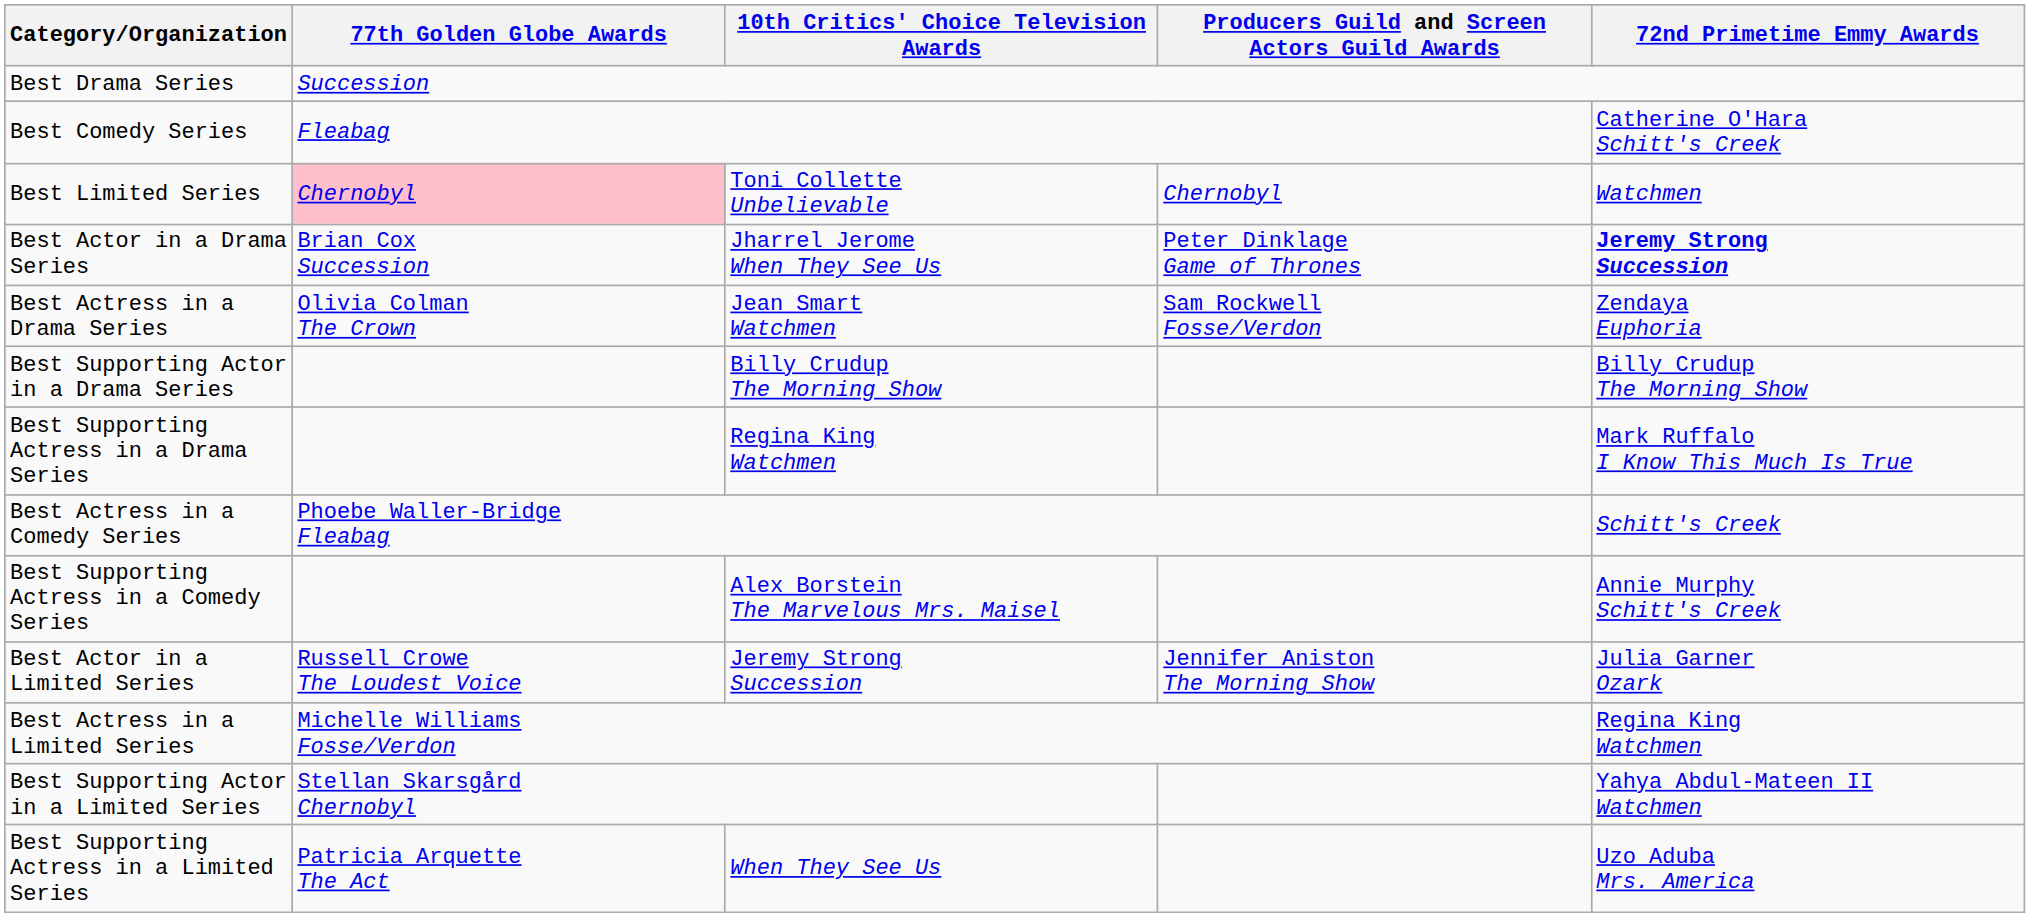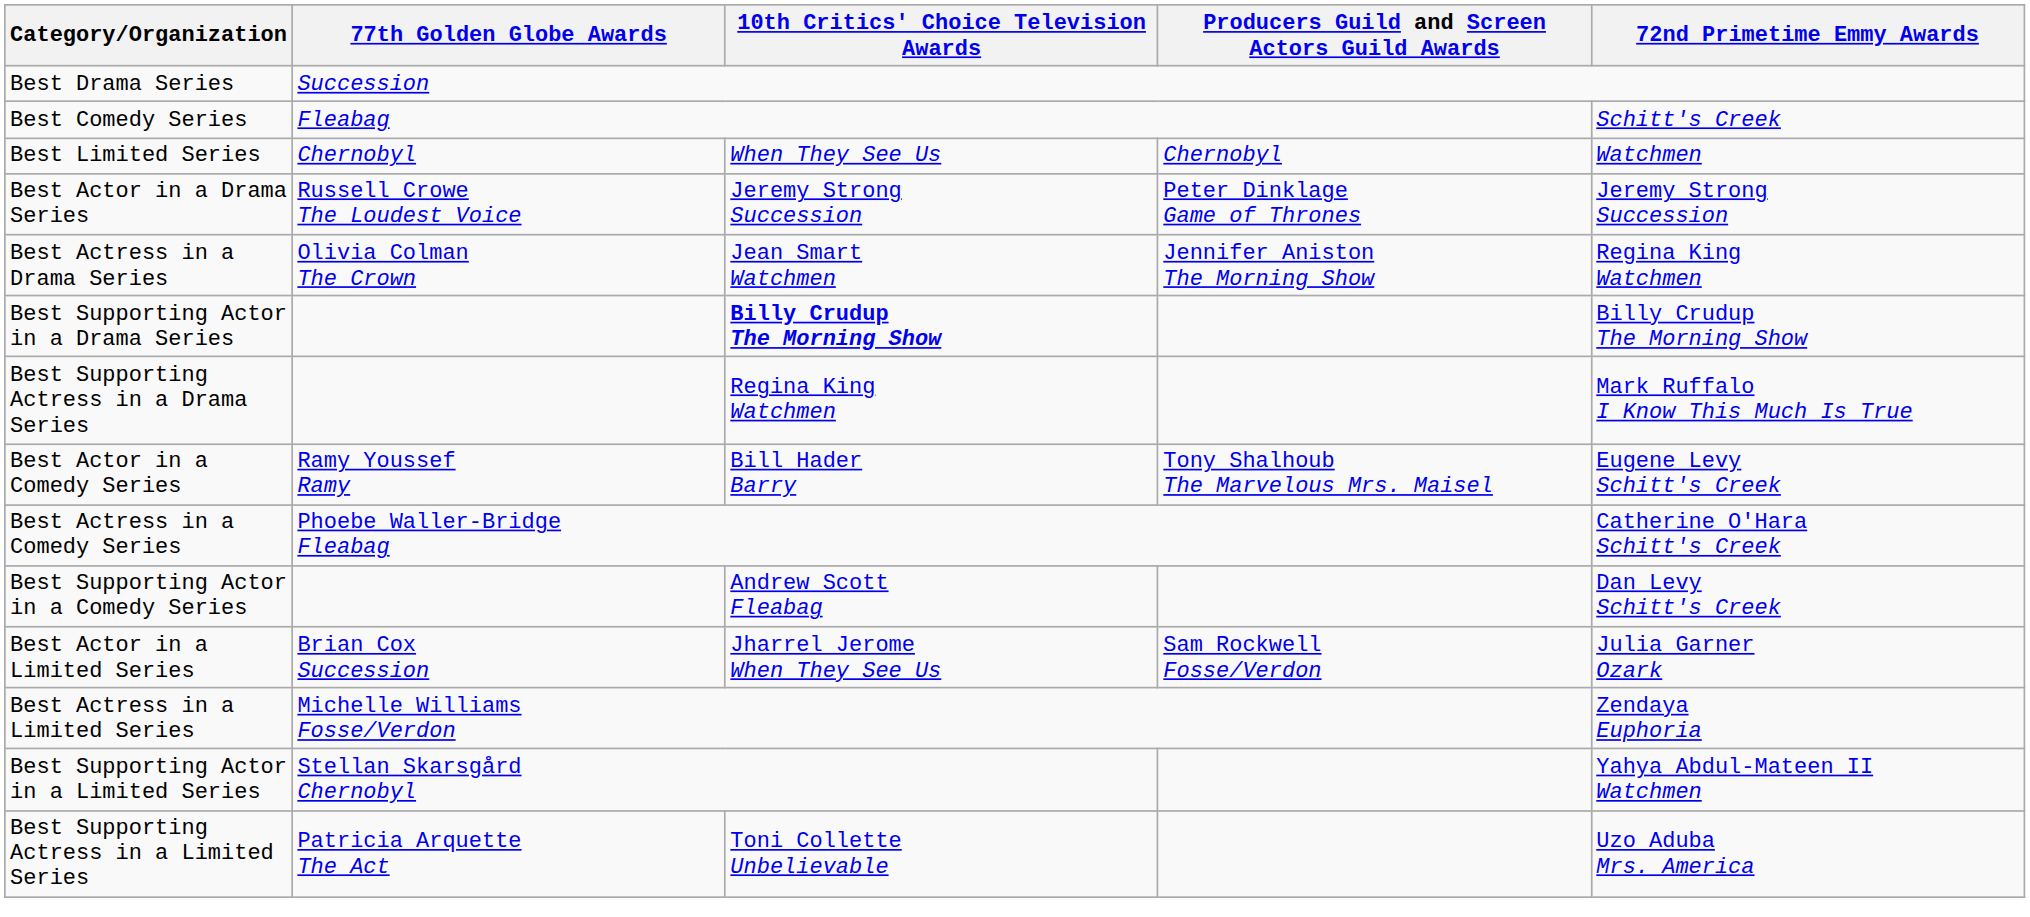(1702, 132) Catherine O'Hara Schitt's Creek -> (1689, 120) Schitt's Creek
(357, 194) pink background -> (357, 156) no background
(816, 194) Toni Collette Unbelievable -> (836, 156) When They See Us
(363, 255) Brian Cox Succession -> (409, 204) Russell Crowe The Loudest Voice
(836, 255) Jharrel Jerome When They See Us -> (816, 204) Jeremy Strong Succession
(1682, 255) bold -> (1682, 204) normal
(1242, 316) Sam Rockwell Fosse/Verdon -> (1269, 265) Jennifer Aniston The Morning Show
(1649, 316) Zendaya Euphoria -> (1669, 265) Regina King Watchmen
(836, 377) normal -> (836, 326) bold
+ row: (109, 474)
(1689, 525) Schitt's Creek -> (1702, 535) Catherine O'Hara Schitt's Creek
+ row: (149, 596)
- row: (135, 599)
(409, 672) Russell Crowe The Loudest Voice -> (363, 657) Brian Cox Succession
(816, 672) Jeremy Strong Succession -> (836, 657) Jharrel Jerome When They See Us
(1269, 672) Jennifer Aniston The Morning Show -> (1242, 657) Sam Rockwell Fosse/Verdon
(1669, 733) Regina King Watchmen -> (1649, 719) Zendaya Euphoria
(836, 868) When They See Us -> (816, 854) Toni Collette Unbelievable
